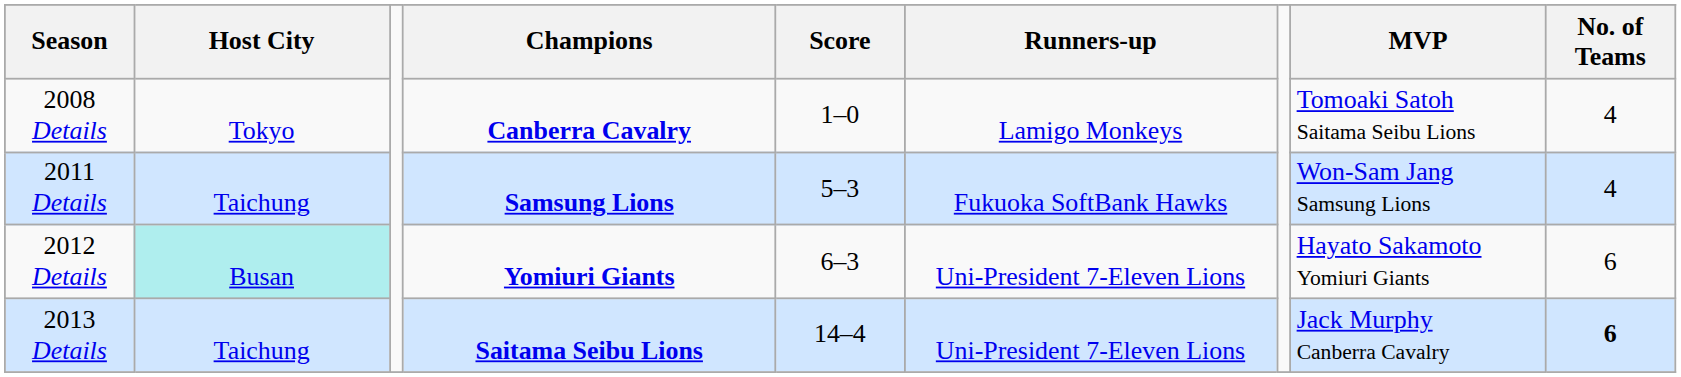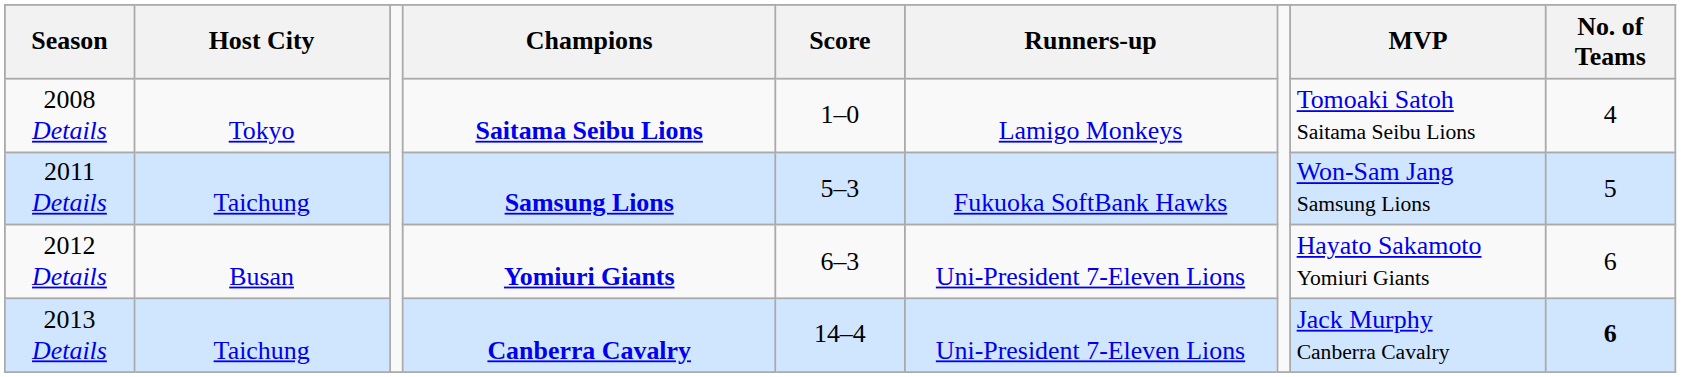(589, 130) Canberra Cavalry -> (589, 130) Saitama Seibu Lions
(1610, 188) 4 -> (1610, 188) 5
(262, 276) paleturquoise background -> (262, 276) no background
(589, 350) Saitama Seibu Lions -> (589, 350) Canberra Cavalry
